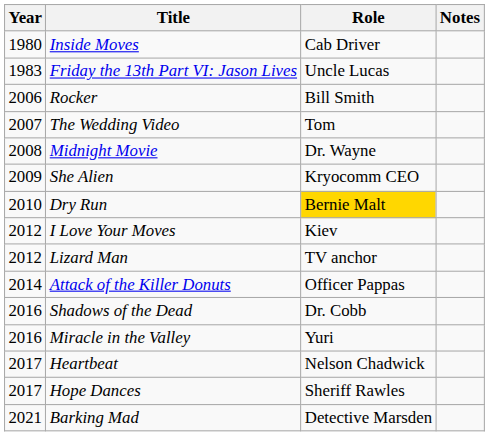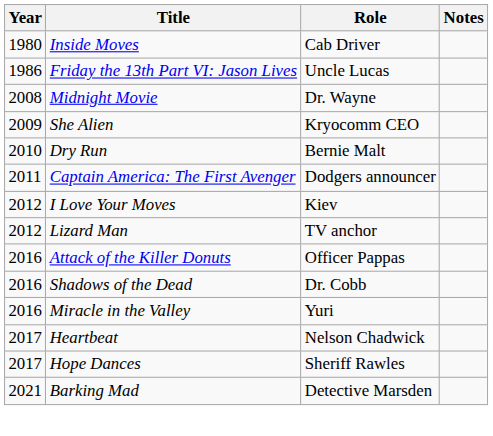(25, 71) 1983 -> (25, 71) 1986
- row: (74, 97)
- row: (115, 124)
(345, 204) gold background -> (345, 151) no background
+ row: (173, 177)
(25, 284) 2014 -> (25, 257) 2016
